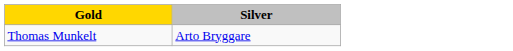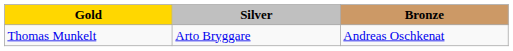+ column: (424, 14)
